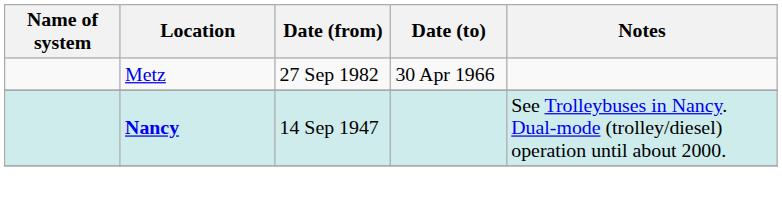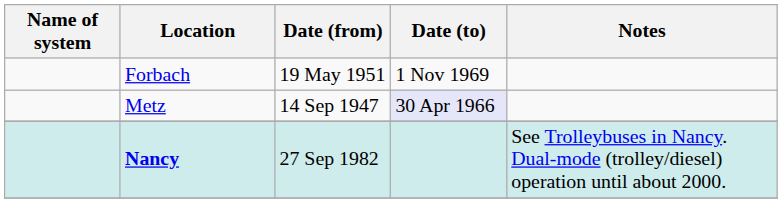+ row: (158, 74)
(329, 74) 27 Sep 1982 -> (329, 105) 14 Sep 1947
(445, 74) no background -> (445, 105) lavender background
(329, 127) 14 Sep 1947 -> (329, 159) 27 Sep 1982
